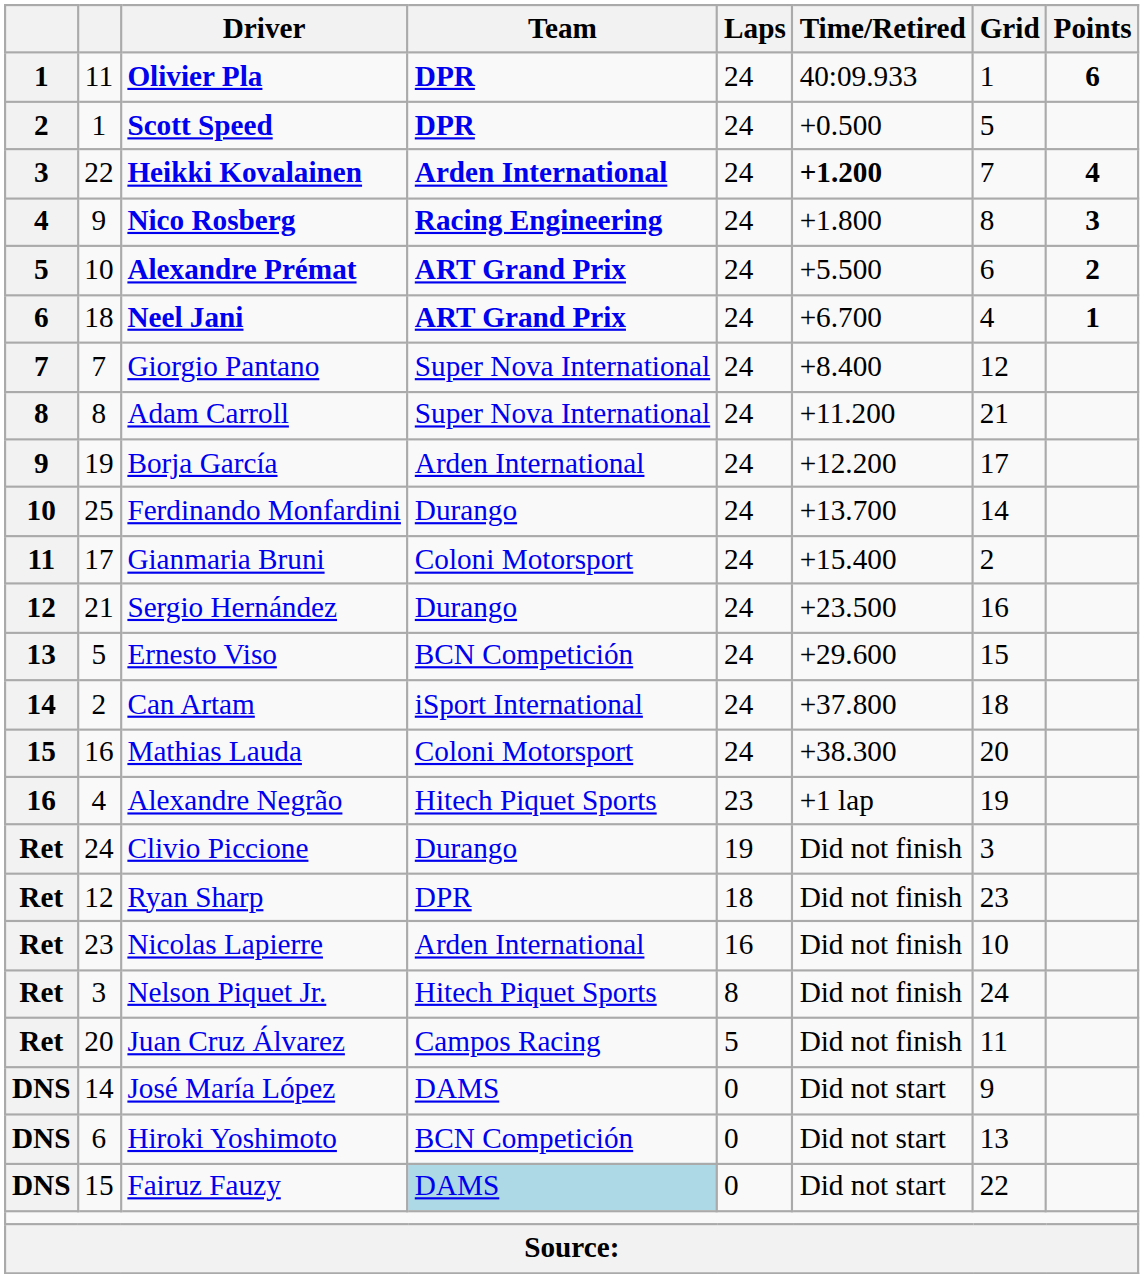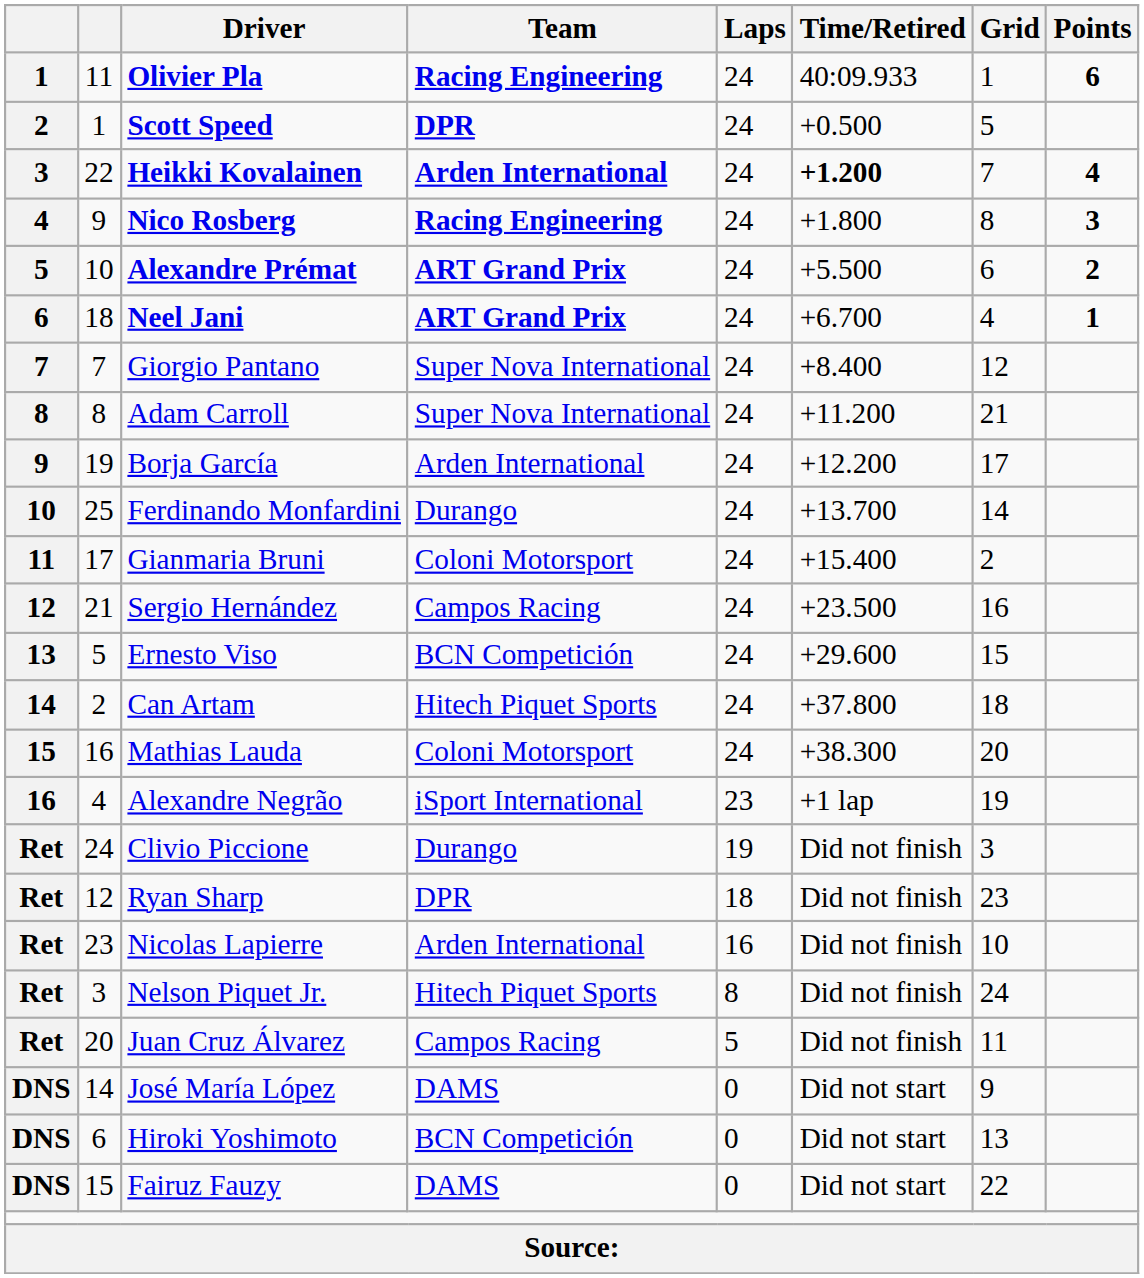(445, 76) DPR -> (539, 76) Racing Engineering
(466, 607) Durango -> (508, 607) Campos Racing
(529, 703) iSport International -> (536, 703) Hitech Piquet Sports
(536, 800) Hitech Piquet Sports -> (529, 800) iSport International
(457, 1185) lightblue background -> (457, 1185) no background
